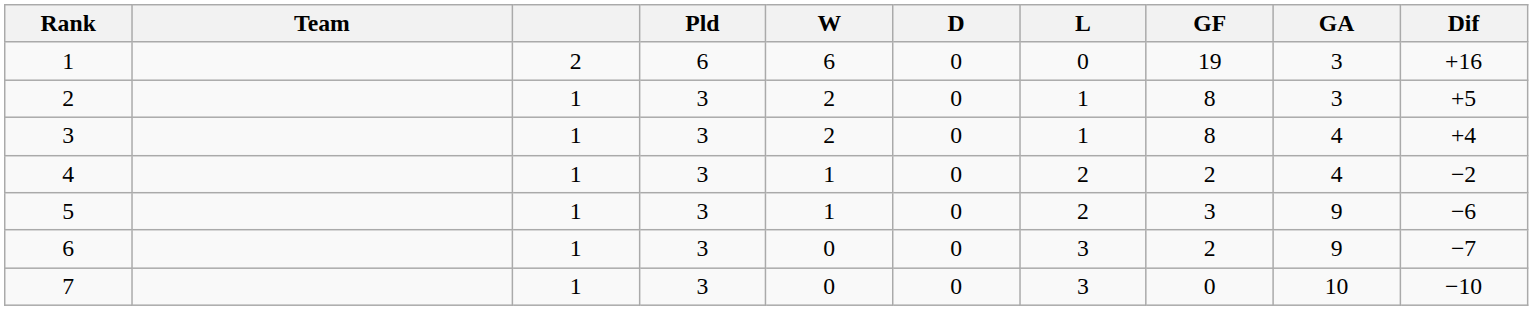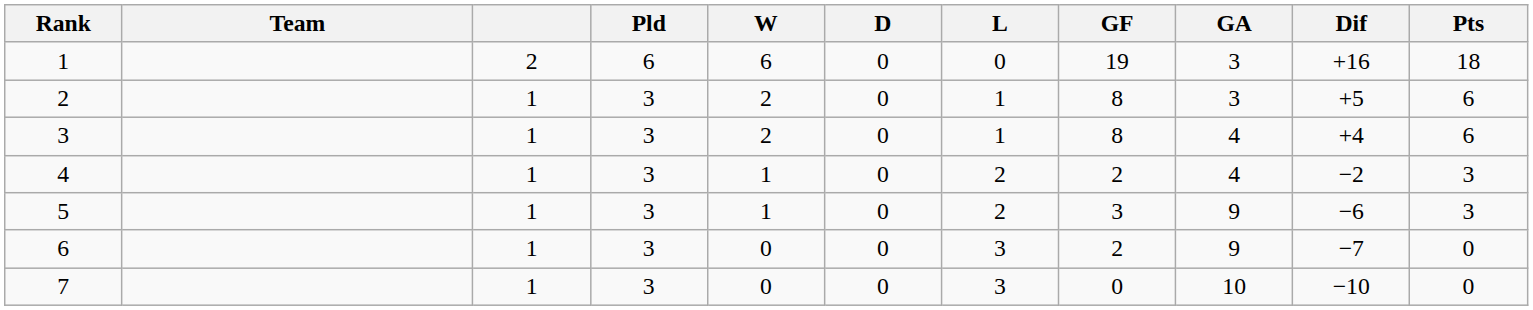+ column: (1468, 23)
